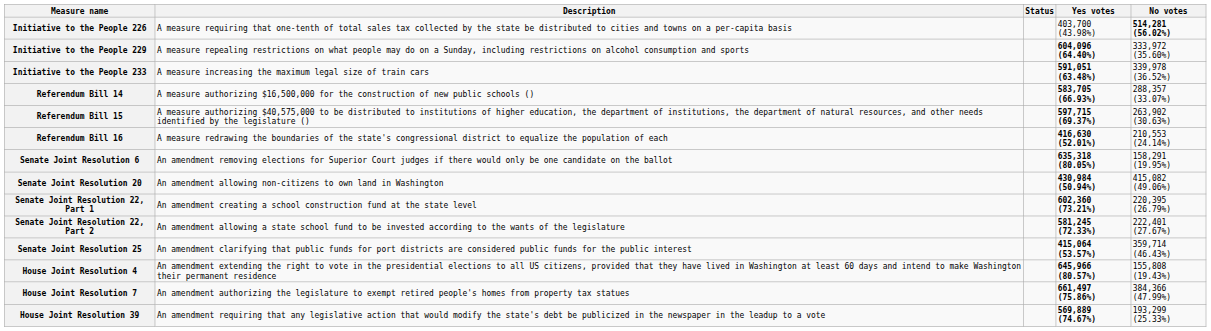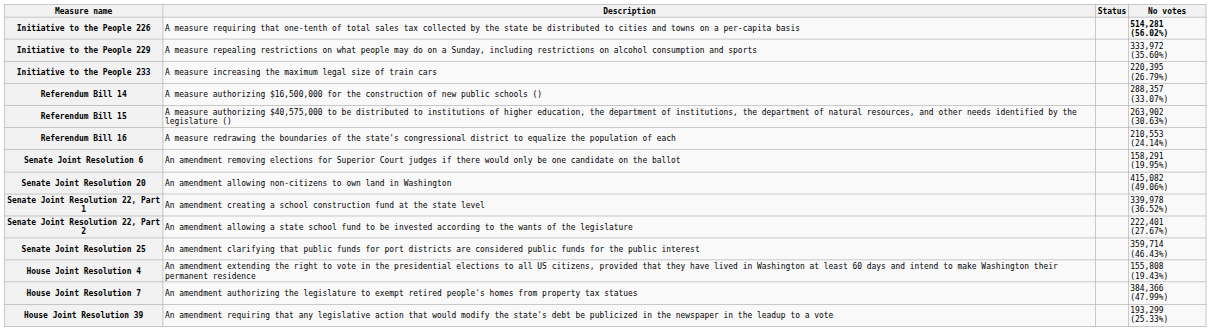- column: (1093, 11)
(1152, 72) 339,978 (36.52%) -> (1149, 72) 220,395 (26.79%)
(1152, 205) 220,395 (26.79%) -> (1149, 205) 339,978 (36.52%)
